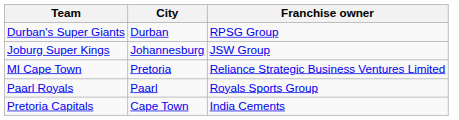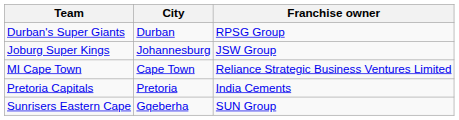(151, 69) Pretoria -> (166, 69) Cape Town
- row: (40, 87)
(159, 106) Cape Town -> (157, 87) Pretoria
+ row: (69, 106)
